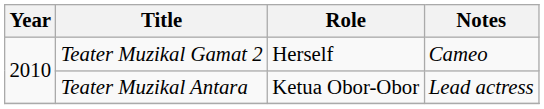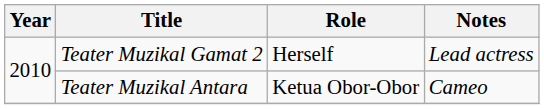(458, 53) Cameo -> (481, 53) Lead actress
(481, 86) Lead actress -> (458, 86) Cameo
